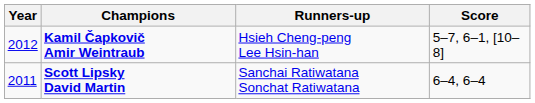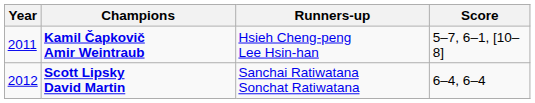(23, 44) 2012 -> (22, 44) 2011
(22, 81) 2011 -> (23, 81) 2012
